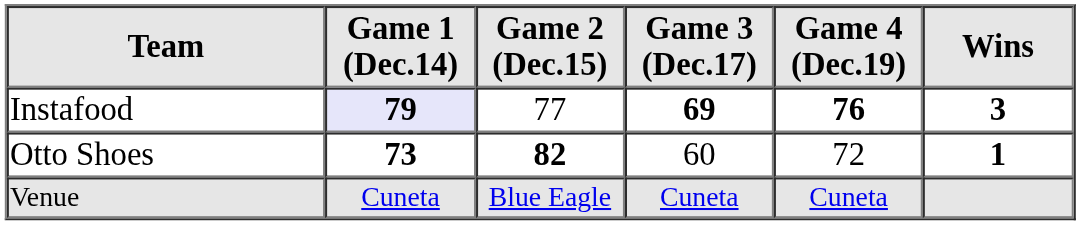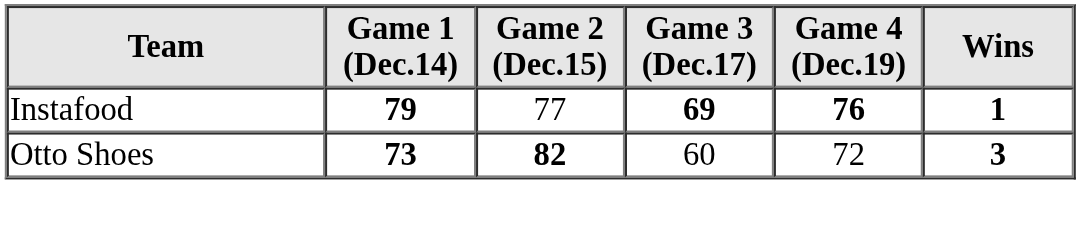(401, 109) lavender background -> (401, 109) no background
(998, 109) 3 -> (998, 109) 1
(998, 154) 1 -> (998, 154) 3
- row: (45, 197)
